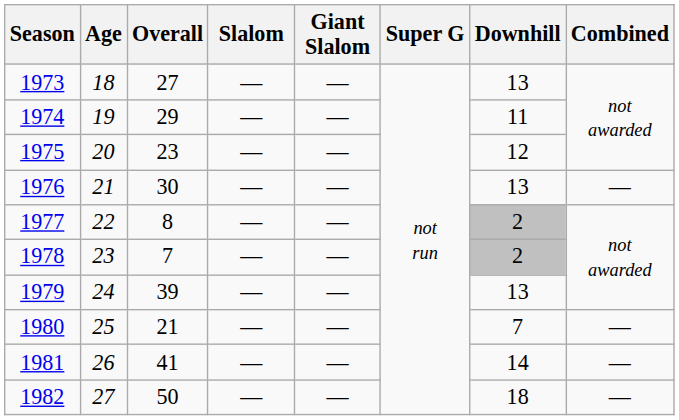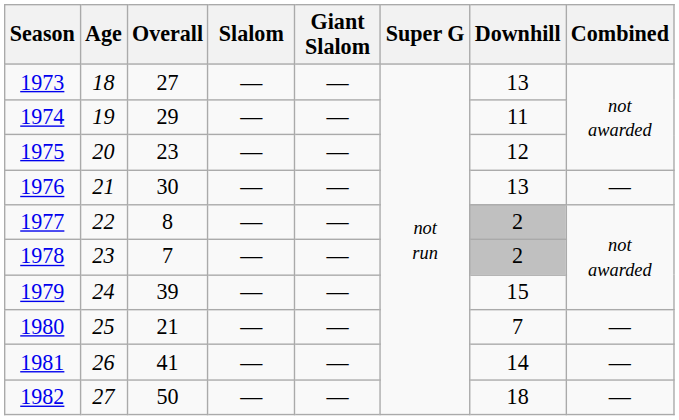(518, 291) 13 -> (518, 291) 15
